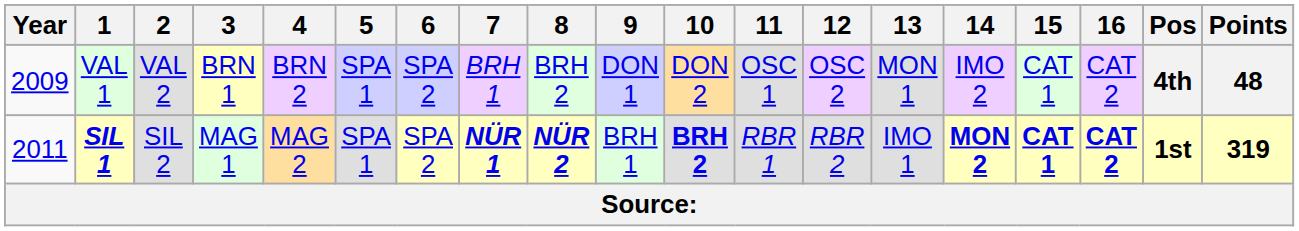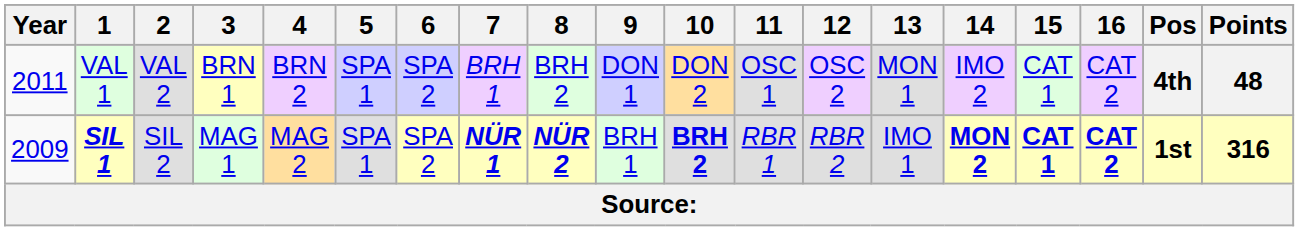(40, 80) 2009 -> (40, 80) 2011
(40, 149) 2011 -> (40, 149) 2009
(1248, 149) 319 -> (1248, 149) 316
